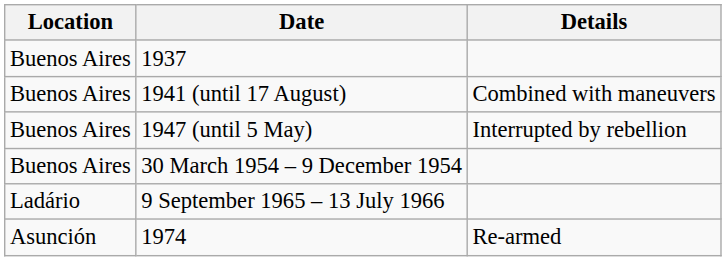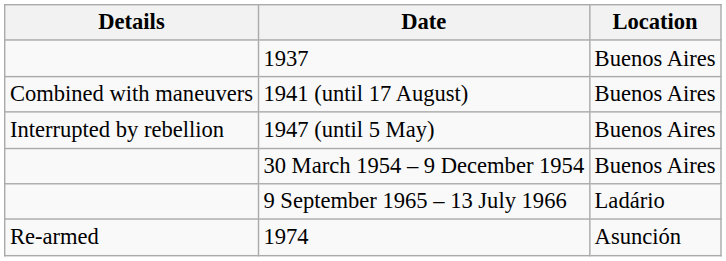columns swapped: (70, 22) <-> (594, 22)
